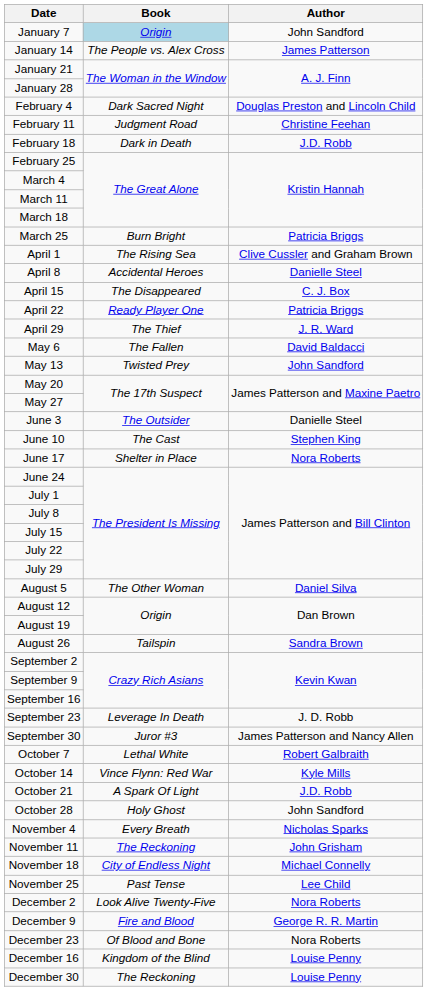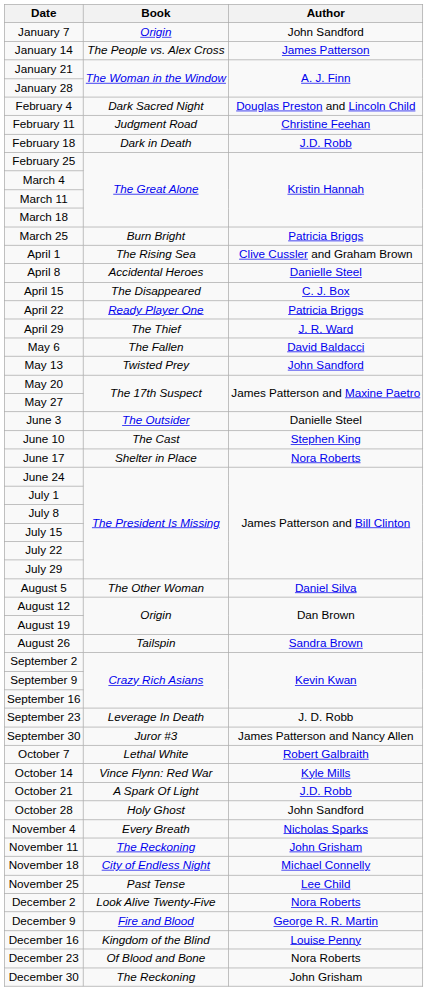(156, 32) lightblue background -> (156, 32) no background
rows swapped: (44, 958) <-> (44, 939)
(326, 976) Louise Penny -> (326, 976) John Grisham
